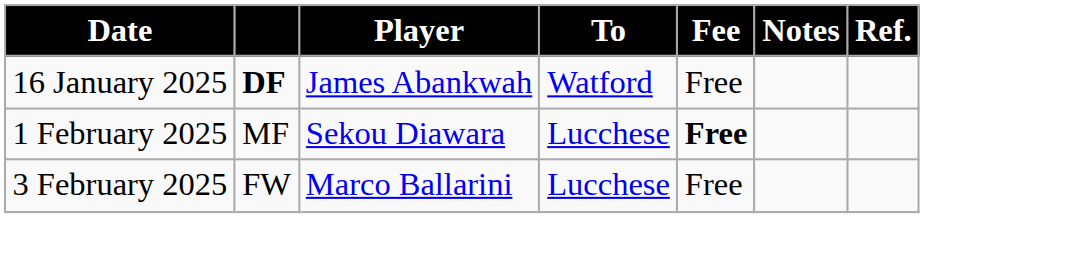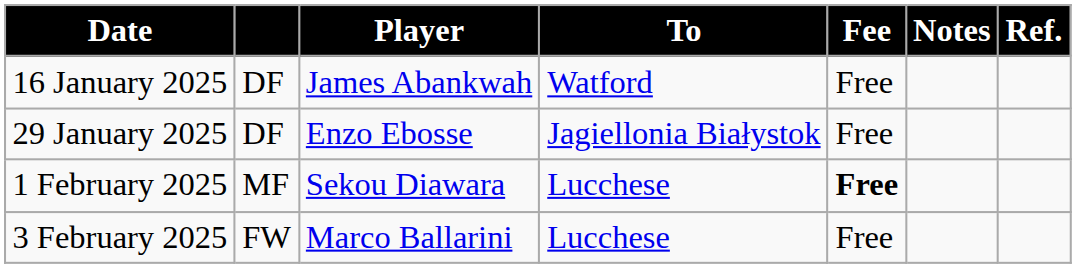(264, 81) bold -> (263, 81) normal
+ row: (120, 133)
